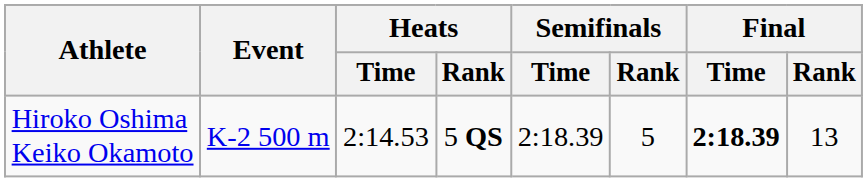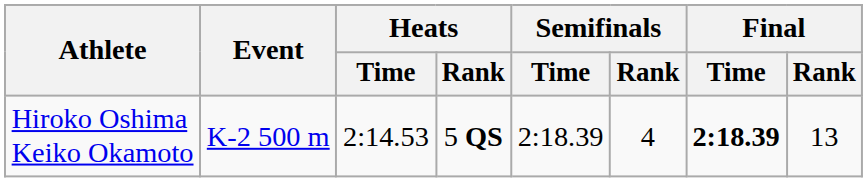(648, 136) 5 -> (648, 136) 4
